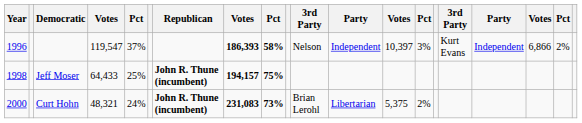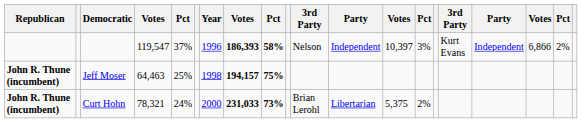columns swapped: (17, 18) <-> (188, 18)
(104, 75) 64,433 -> (151, 75) 64,463
(104, 103) 48,321 -> (151, 103) 78,321
(243, 103) 231,083 -> (243, 103) 231,033
